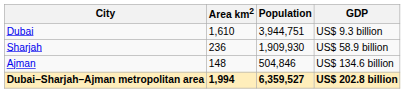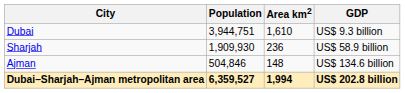columns swapped: (231, 14) <-> (285, 13)
